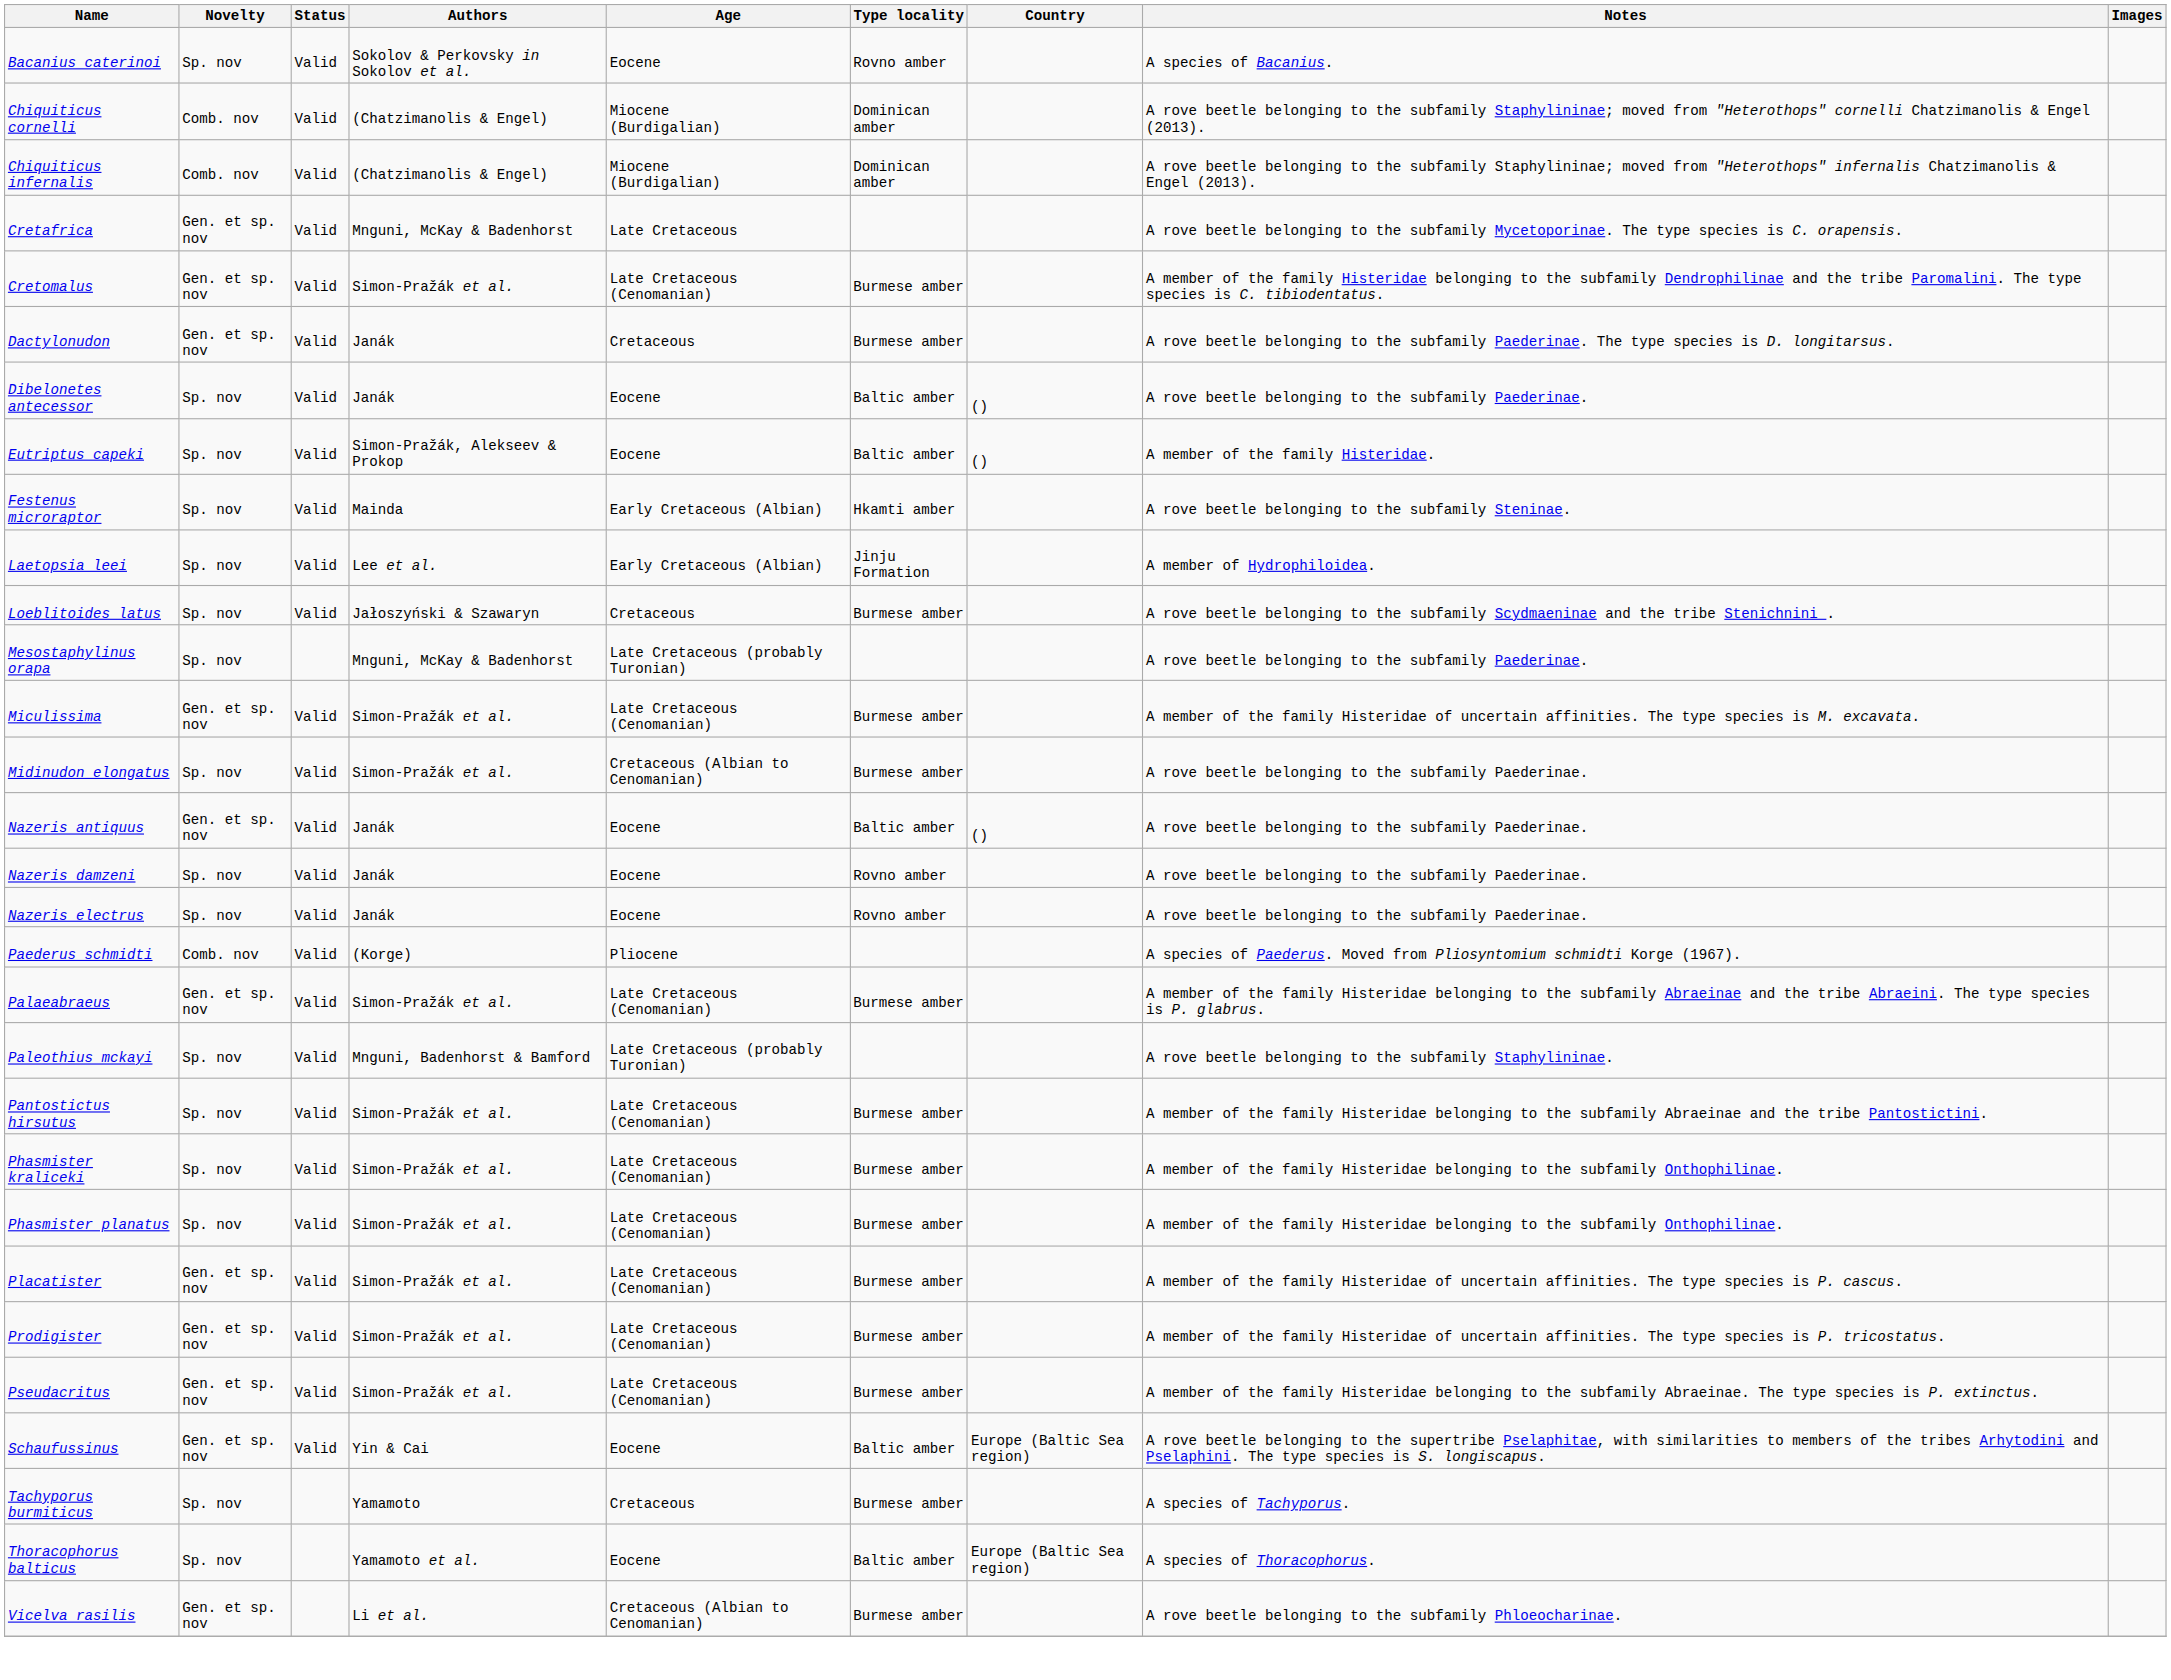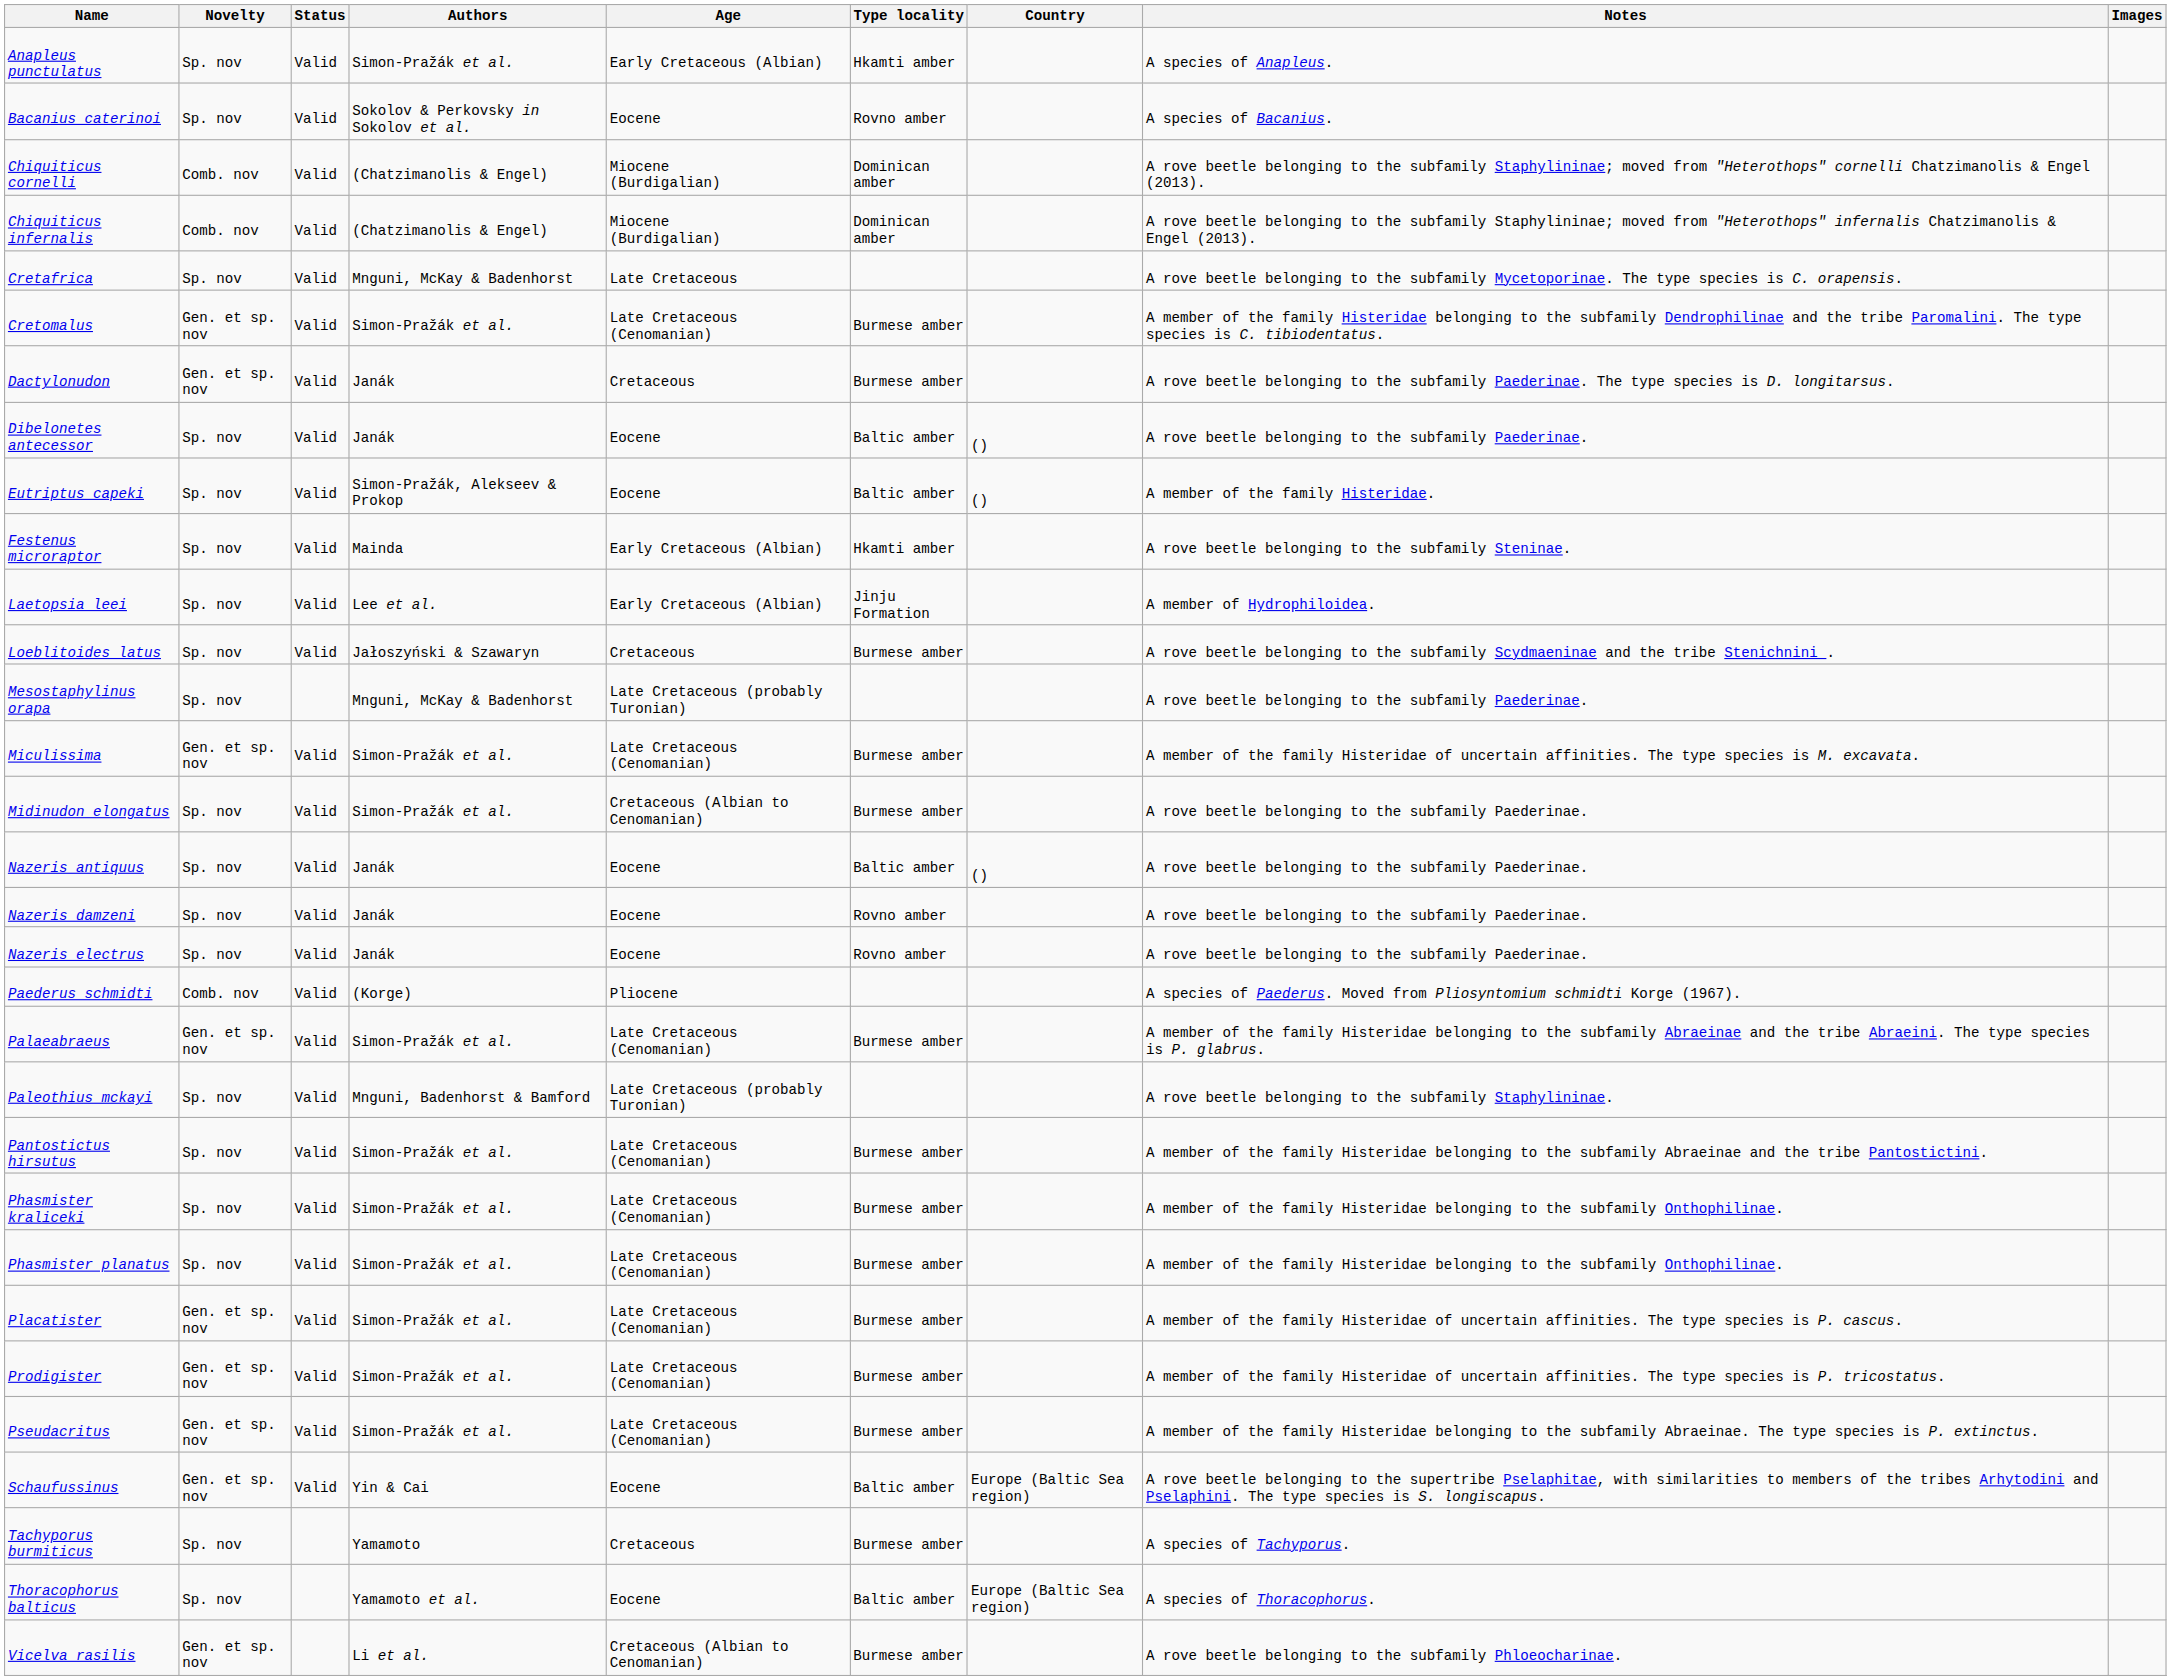+ row: (55, 64)
(229, 231) Gen. et sp. nov -> (212, 279) Sp. nov
(229, 828) Gen. et sp. nov -> (212, 868) Sp. nov
